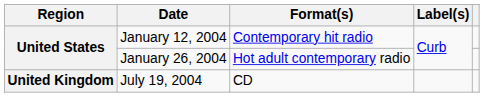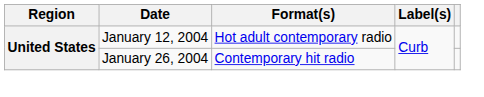(303, 37) Contemporary hit radio -> (303, 37) Hot adult contemporary radio
(322, 59) Hot adult contemporary radio -> (285, 59) Contemporary hit radio
- row: (161, 80)
